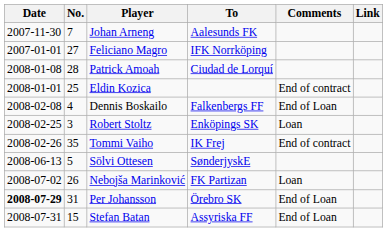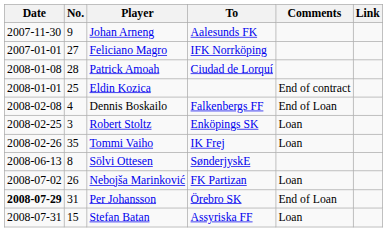(70, 32) 7 -> (70, 32) 9
(314, 143) End of contract -> (290, 143) Loan
(70, 161) 5 -> (70, 161) 8
(308, 217) End of Loan -> (290, 217) Loan
